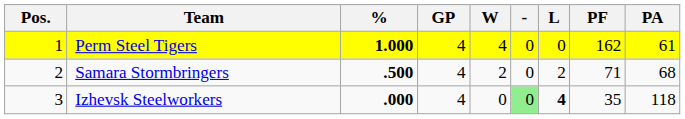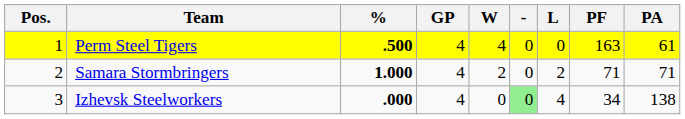(394, 45) 1.000 -> (398, 45) .500
(608, 45) 162 -> (607, 45) 163
(398, 72) .500 -> (393, 72) 1.000
(667, 72) 68 -> (667, 72) 71
(562, 99) bold -> (561, 99) normal
(613, 99) 35 -> (612, 99) 34
(663, 99) 118 -> (663, 99) 138
